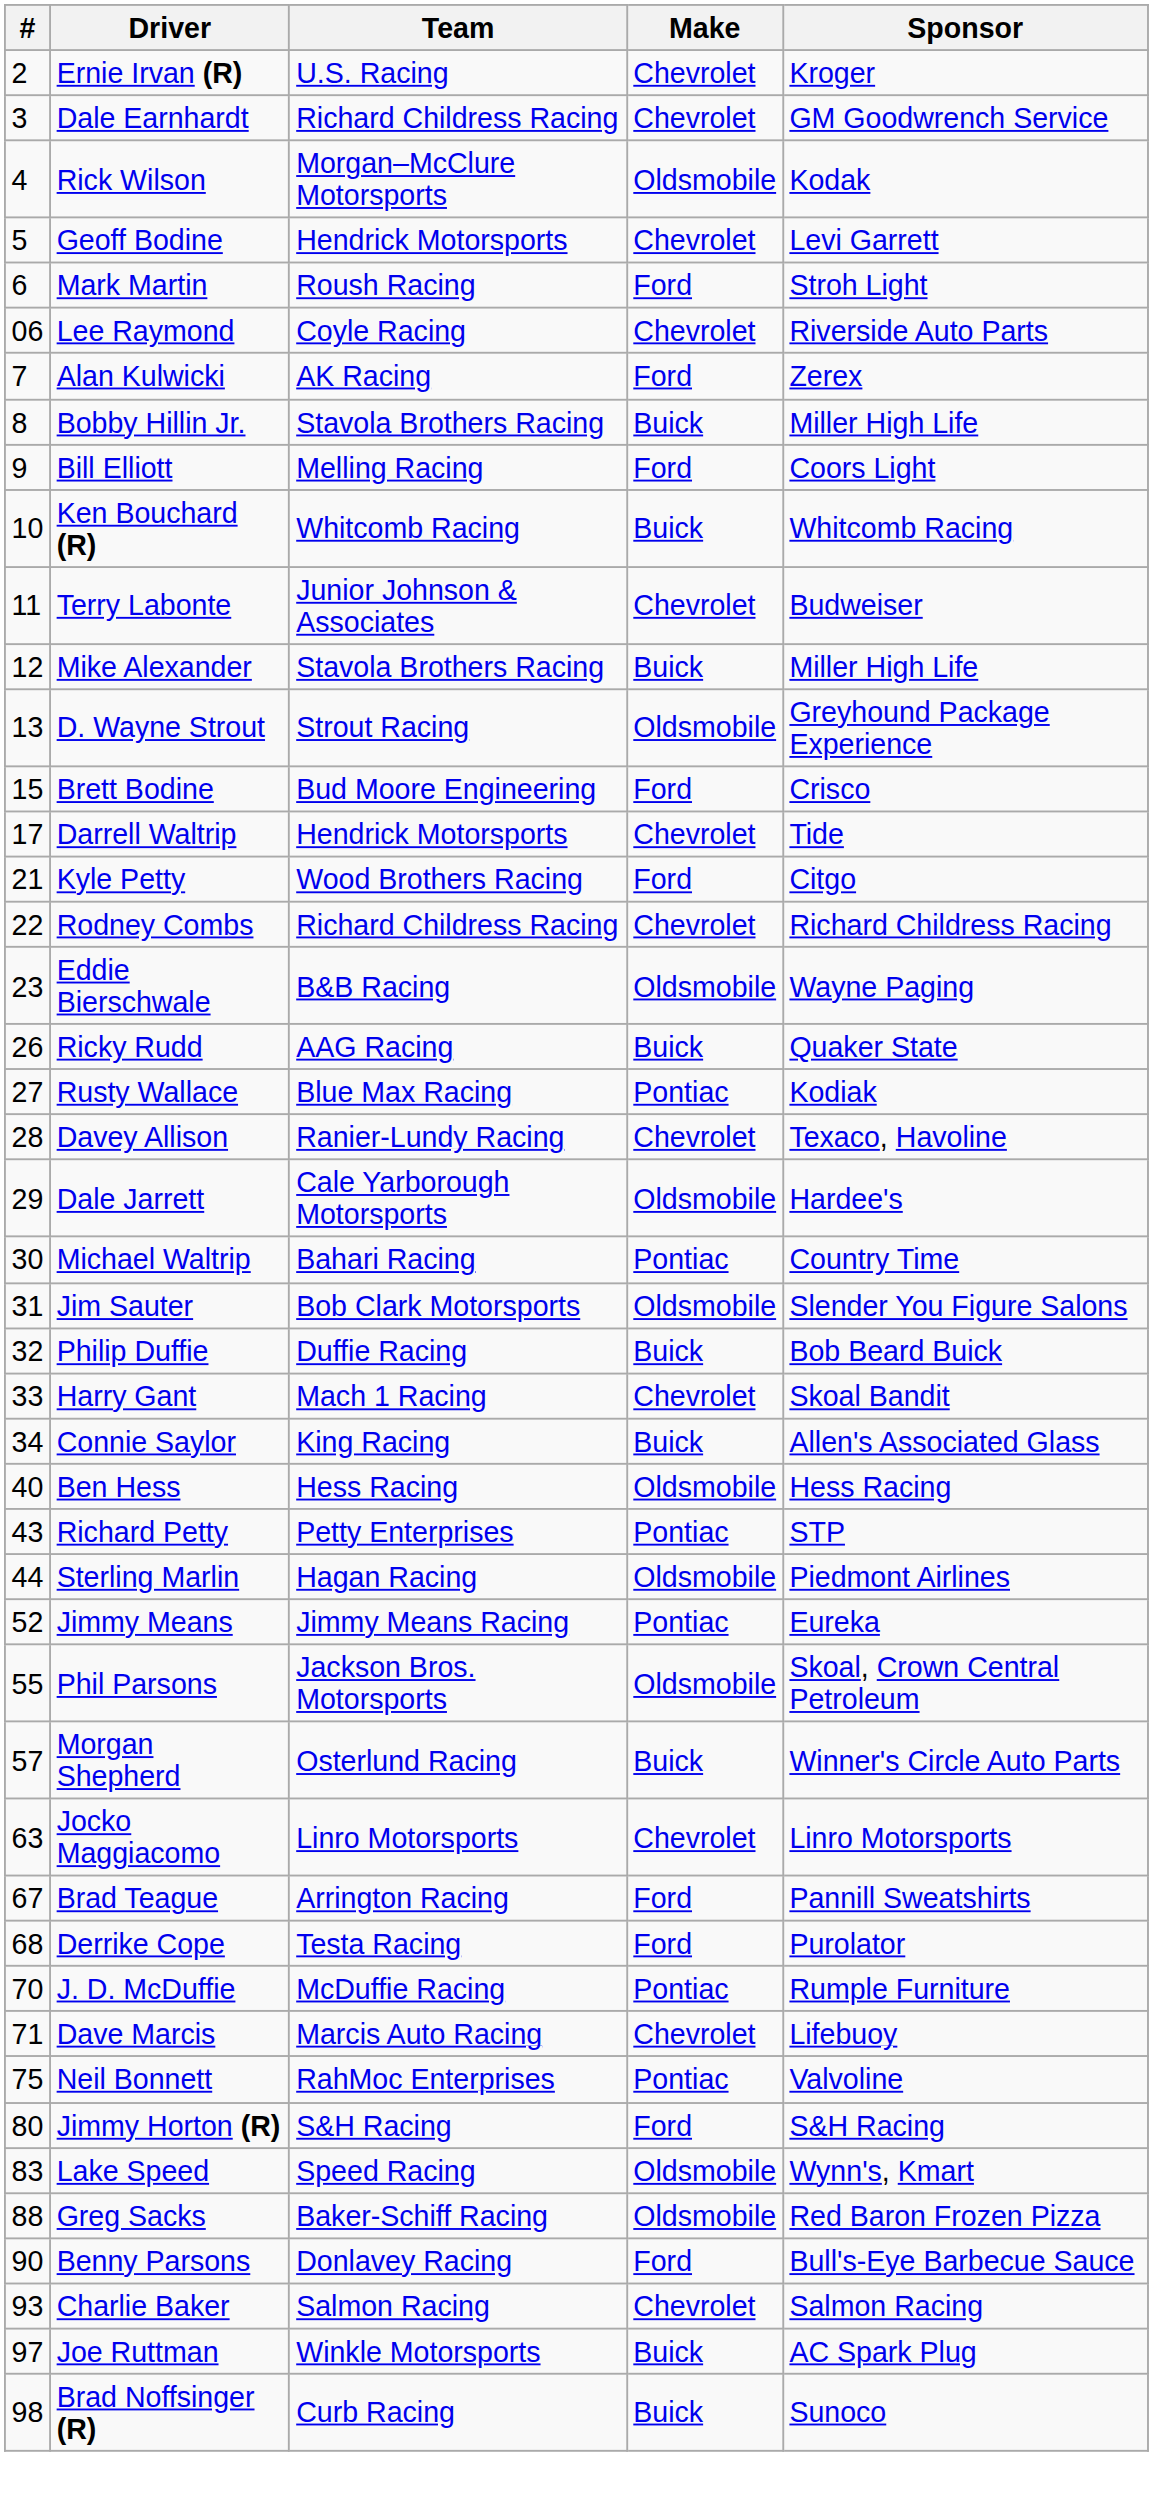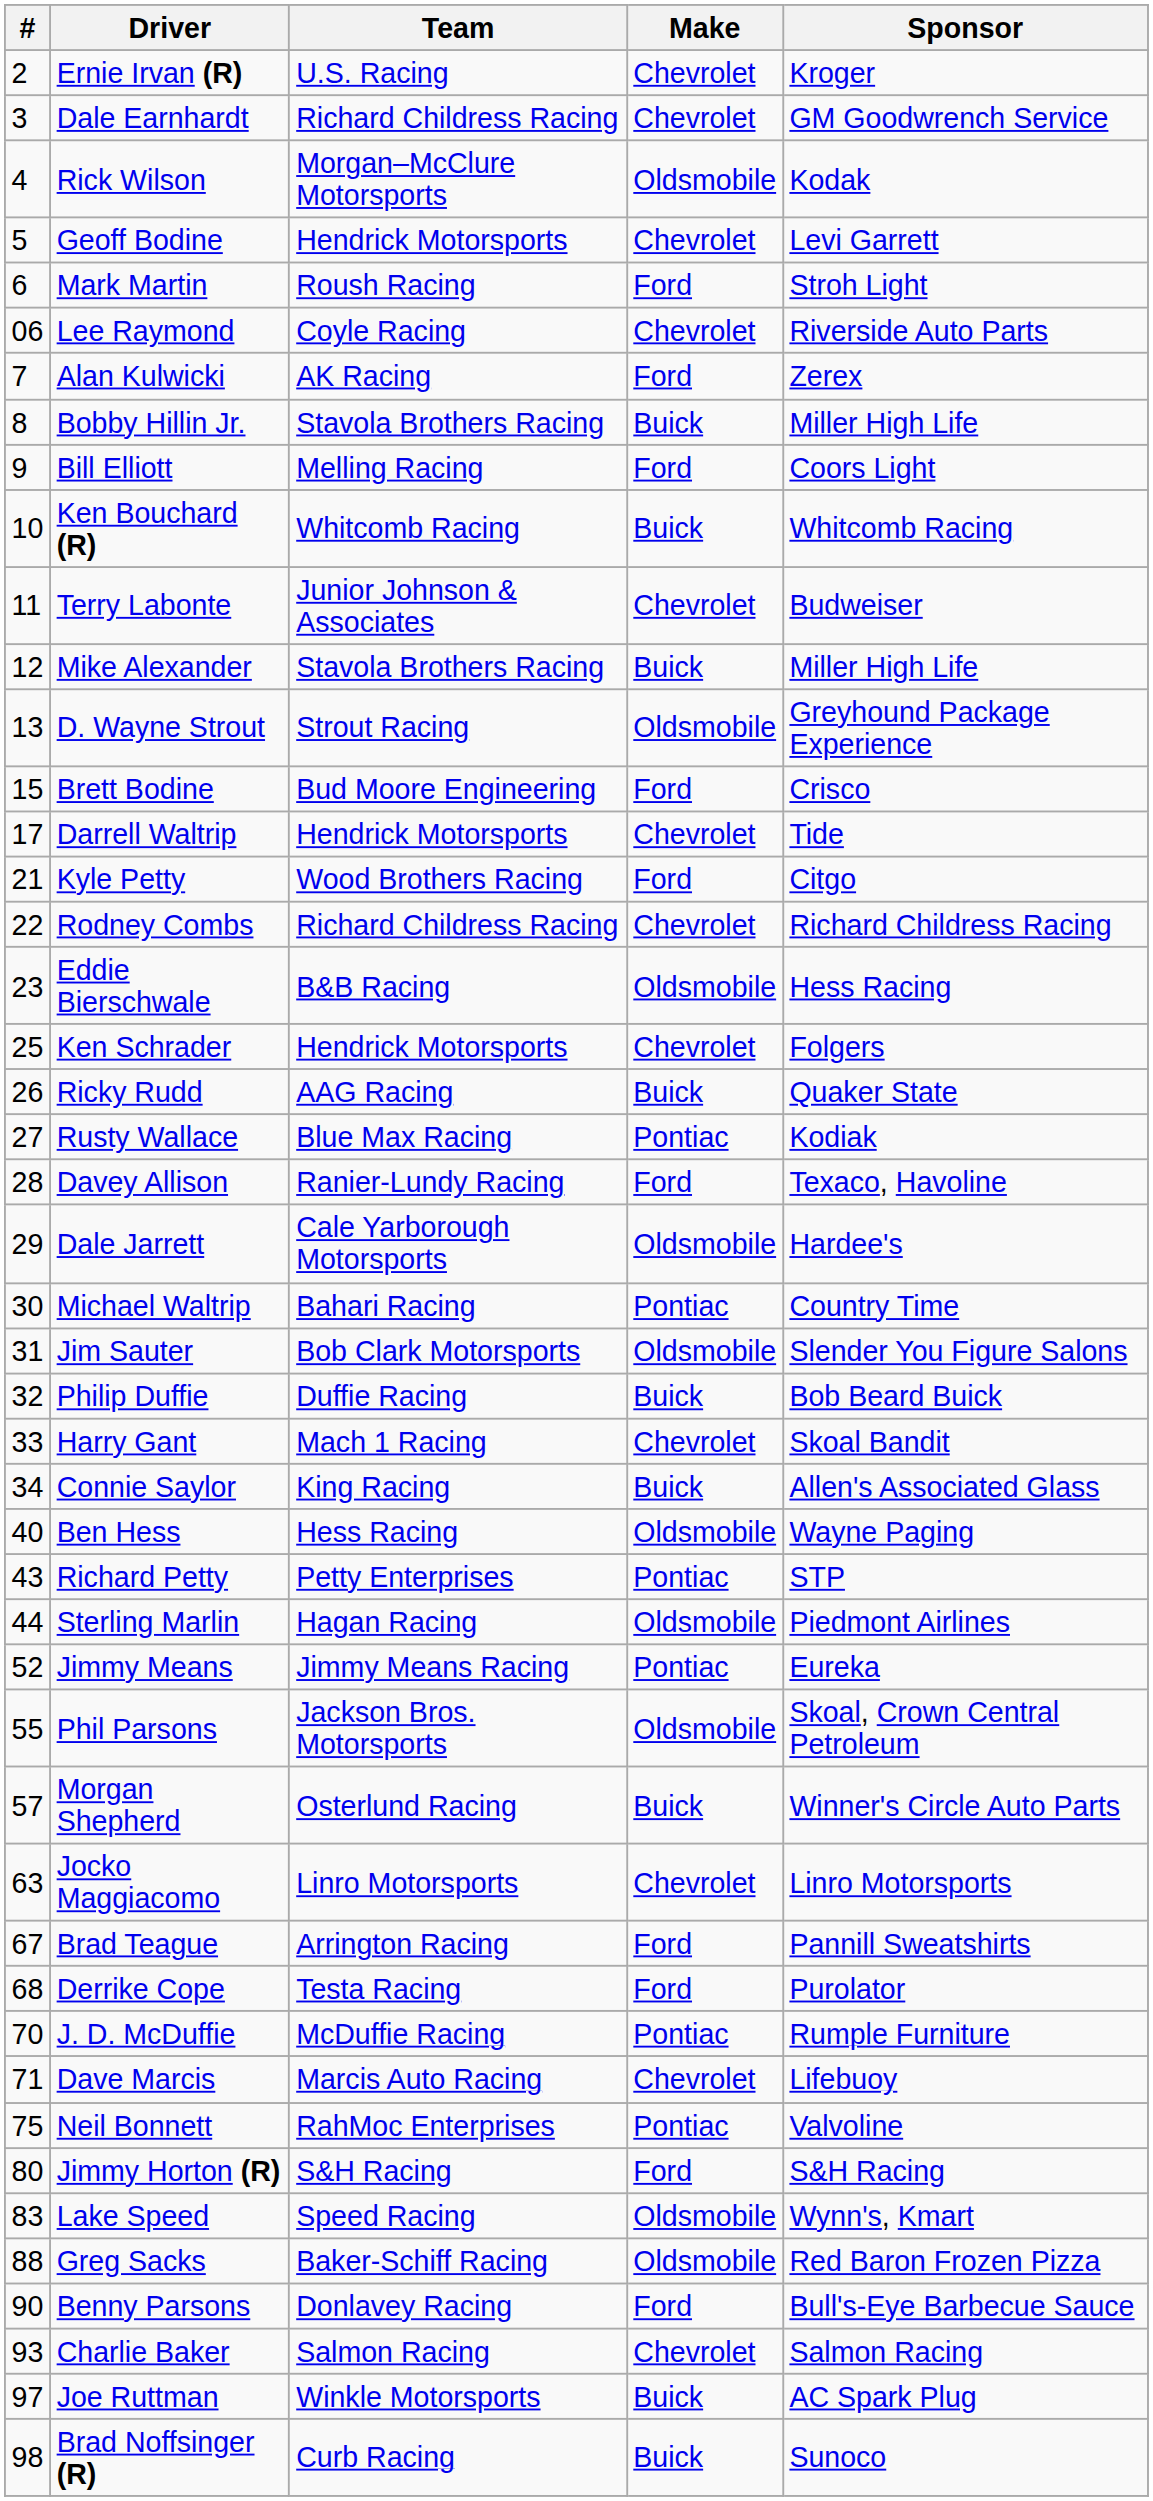(882, 986) Wayne Paging -> (870, 986) Hess Racing
+ row: (144, 1047)
(694, 1138) Chevrolet -> (663, 1183) Ford
(870, 1486) Hess Racing -> (882, 1531) Wayne Paging
